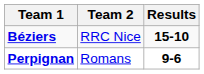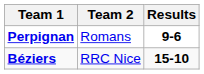rows swapped: (32, 36) <-> (41, 58)
